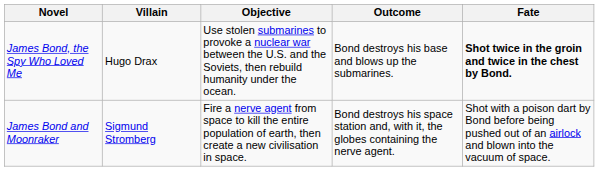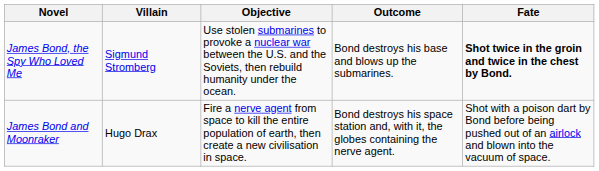(131, 60) Hugo Drax -> (130, 60) Sigmund Stromberg
(130, 133) Sigmund Stromberg -> (131, 133) Hugo Drax
